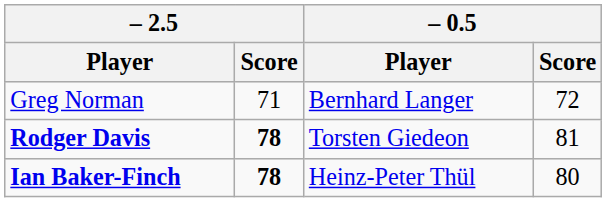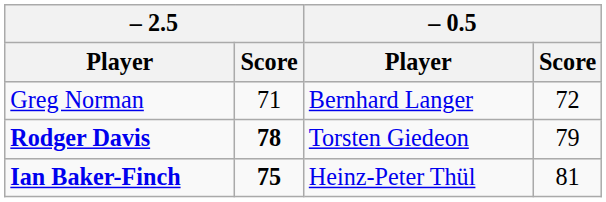(568, 138) 81 -> (568, 138) 79
(269, 176) 78 -> (269, 176) 75
(568, 176) 80 -> (568, 176) 81
